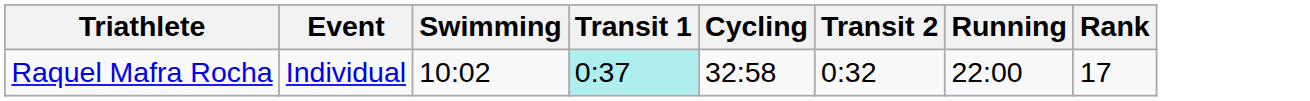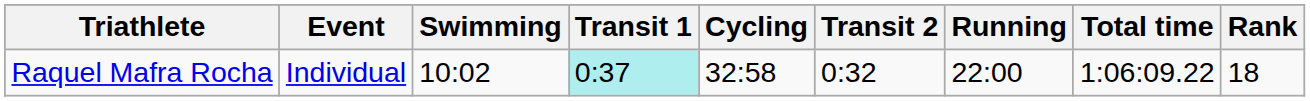+ column: (1147, 27)
(1096, 72) 17 -> (1244, 72) 18
